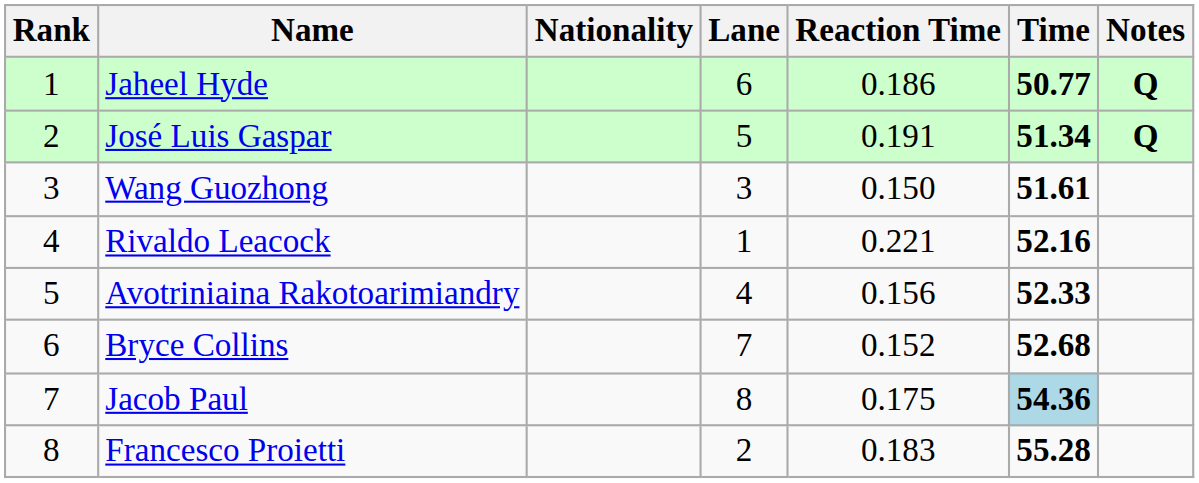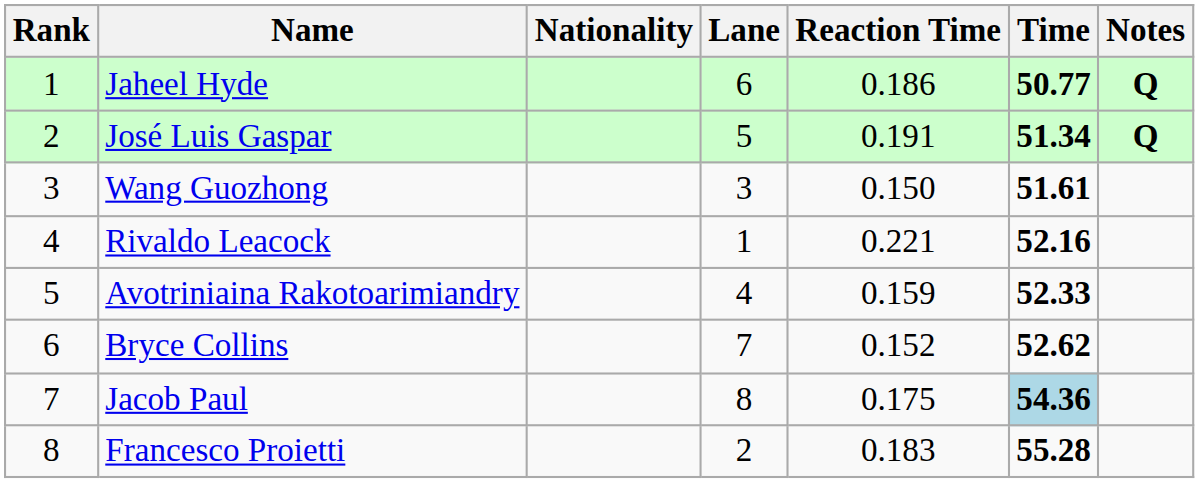(898, 293) 0.156 -> (898, 293) 0.159
(1054, 345) 52.68 -> (1054, 345) 52.62
